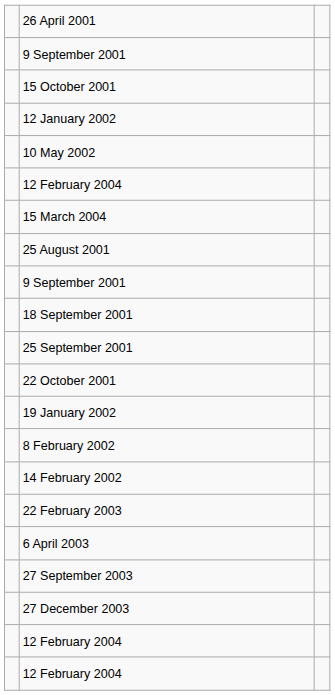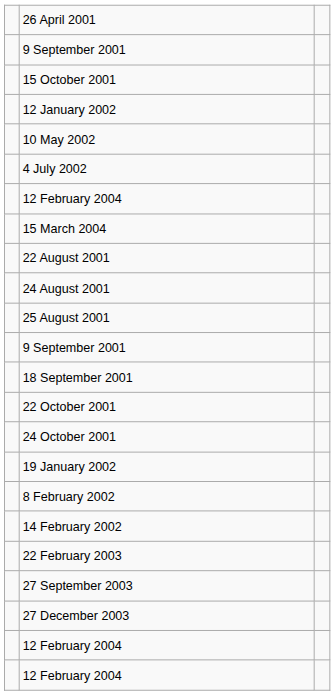+ row: (12, 169)
+ row: (12, 258)
+ row: (12, 288)
- row: (12, 347)
+ row: (12, 437)
- row: (12, 543)
